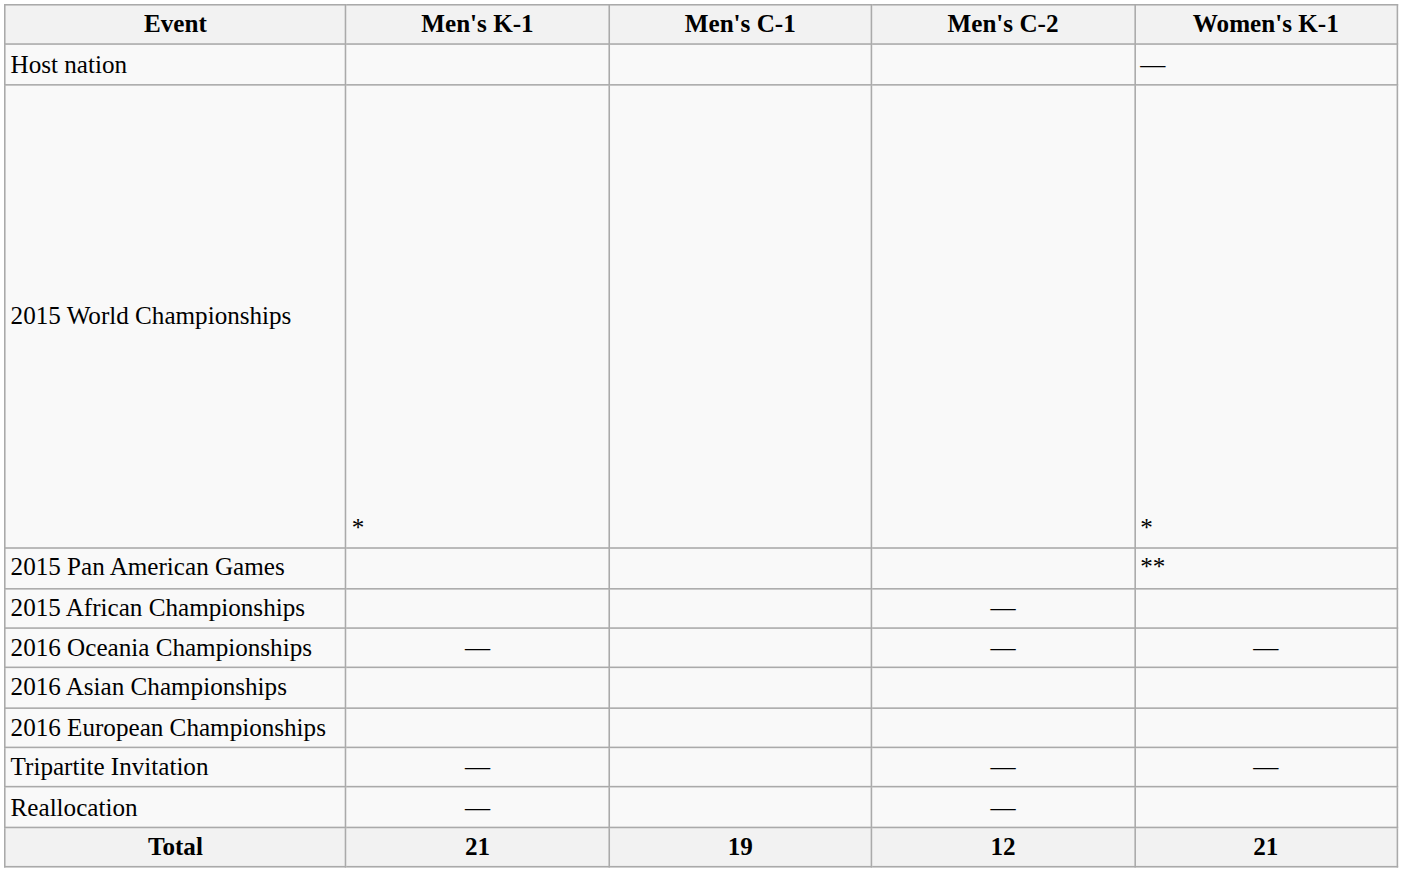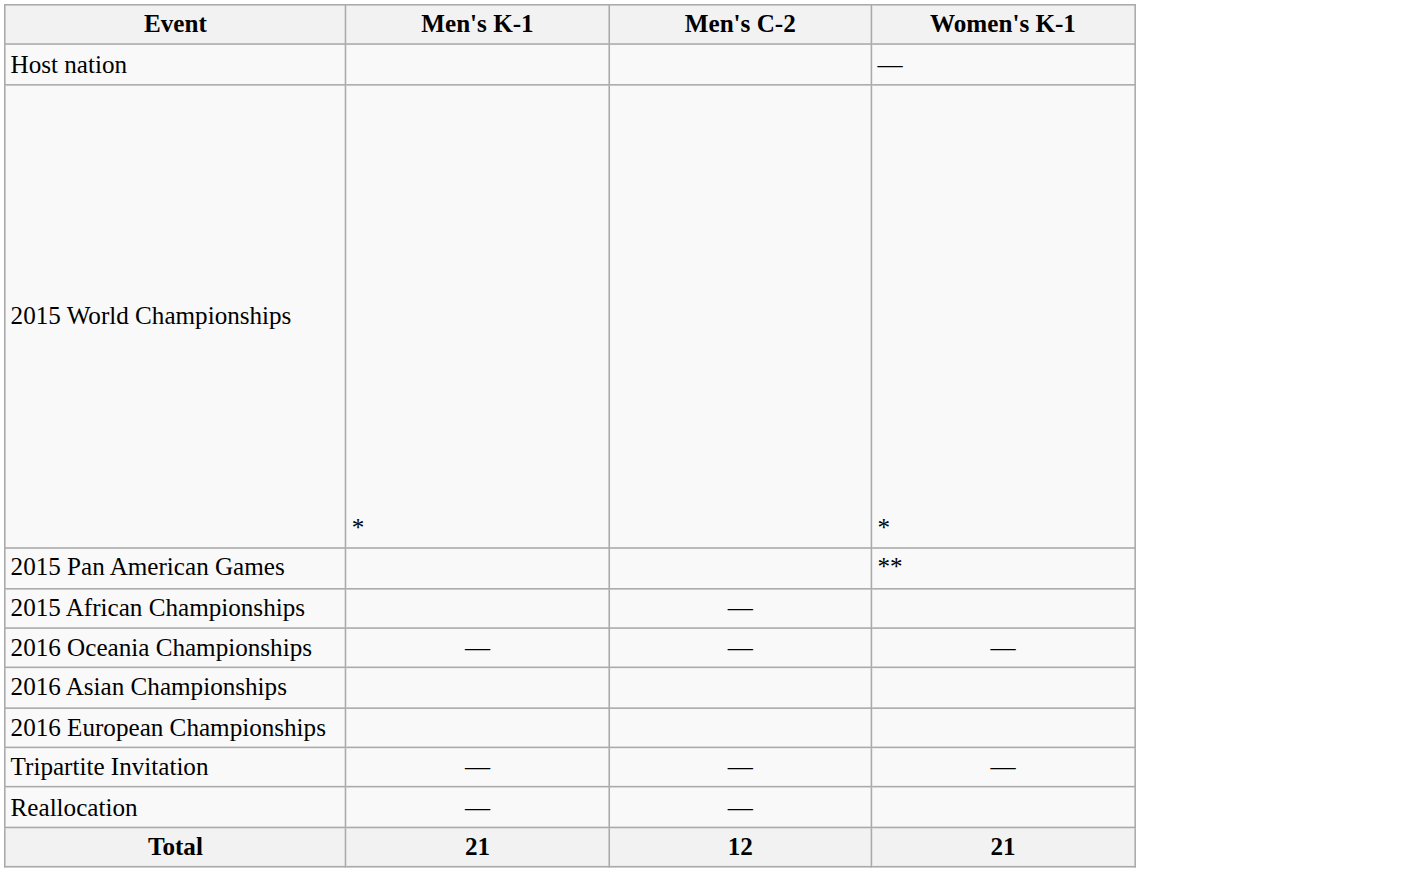- column: (740, 24)
